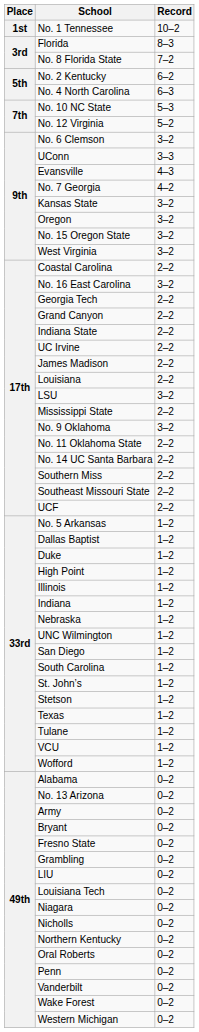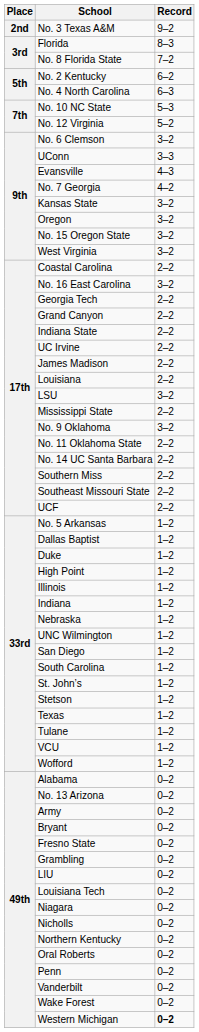- row: (75, 28)
+ row: (76, 28)
(166, 1019) normal -> (166, 1019) bold
